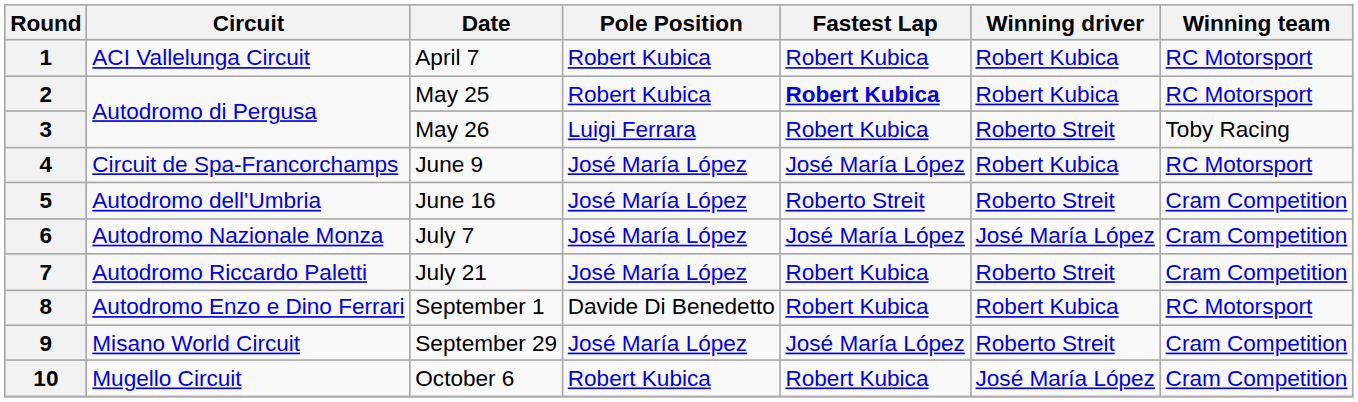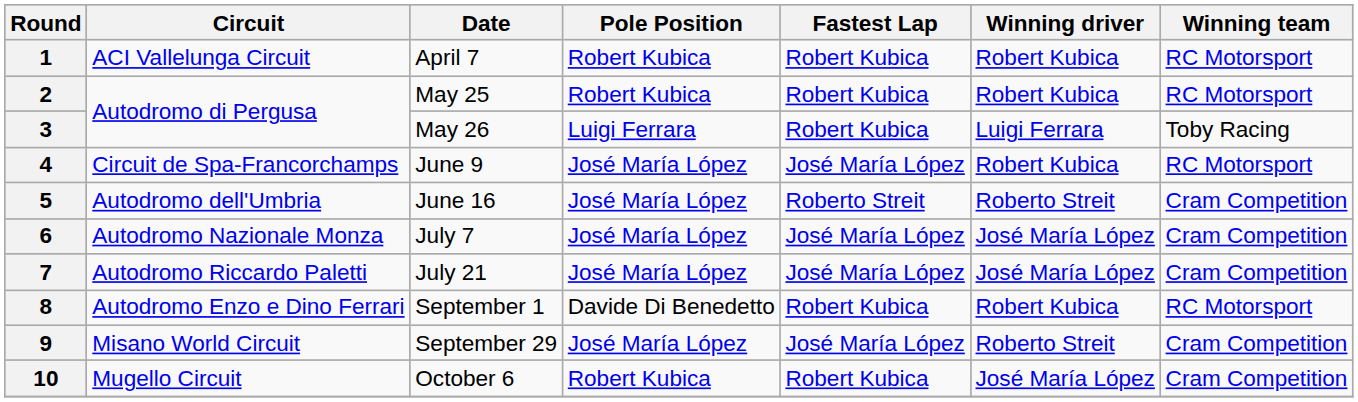(863, 93) bold -> (857, 93) normal
(1045, 129) Roberto Streit -> (1039, 129) Luigi Ferrara
(857, 271) Robert Kubica -> (875, 271) José María López
(1045, 271) Roberto Streit -> (1065, 271) José María López
